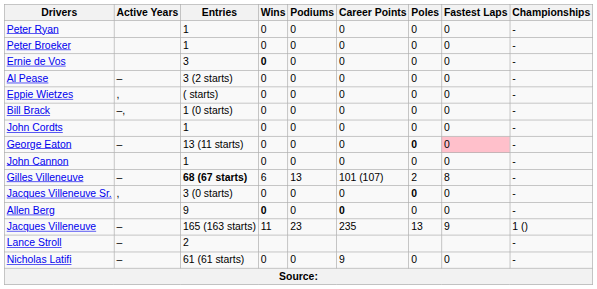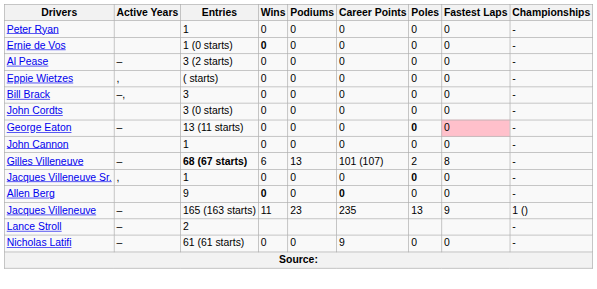- row: (39, 45)
(186, 62) 3 -> (208, 45) 1 (0 starts)
(208, 111) 1 (0 starts) -> (186, 95) 3
(186, 128) 1 -> (208, 111) 3 (0 starts)
(208, 194) 3 (0 starts) -> (186, 177) 1
